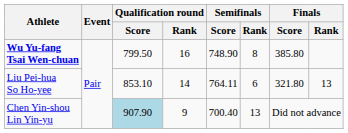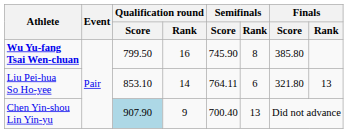(223, 54) 748.90 -> (223, 54) 745.90
